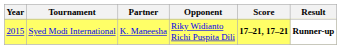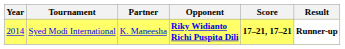(15, 32) 2015 -> (15, 32) 2014
(203, 32) normal -> (205, 32) bold
